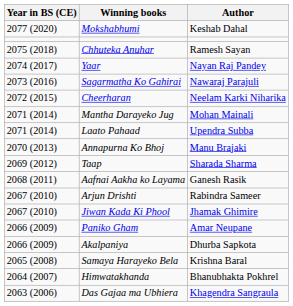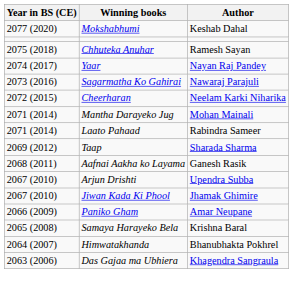(222, 131) Upendra Subba -> (225, 131) Rabindra Sameer
- row: (123, 147)
(225, 195) Rabindra Sameer -> (222, 179) Upendra Subba
- row: (105, 244)
